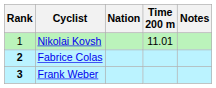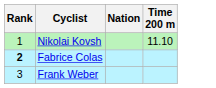- column: (195, 18)
(160, 41) 11.01 -> (160, 41) 11.10
(20, 74) bold -> (20, 74) normal
